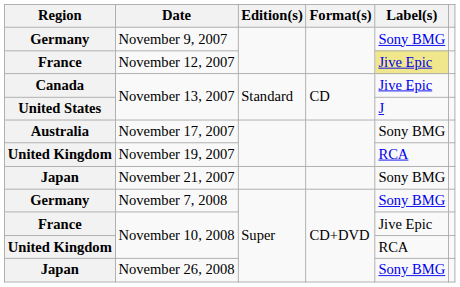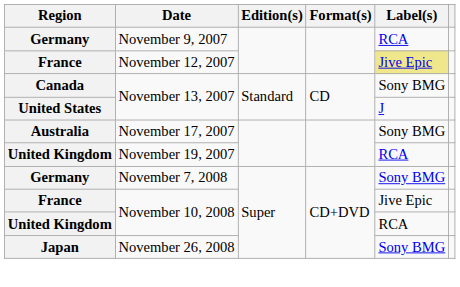(412, 39) Sony BMG -> (393, 39) RCA
(405, 85) Jive Epic -> (412, 85) Sony BMG
- row: (60, 177)
